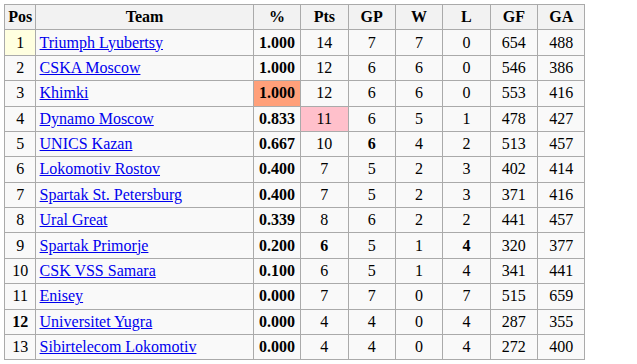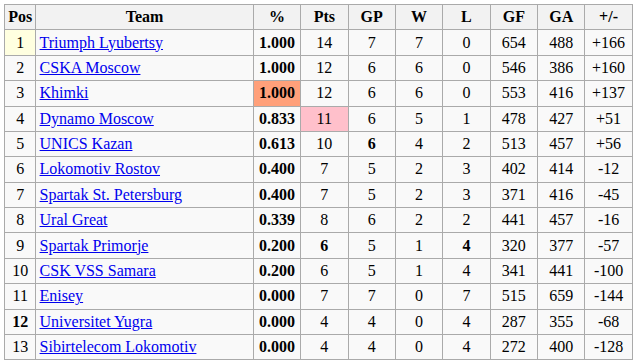+ column: (609, 17)
(277, 144) 0.667 -> (277, 144) 0.613
(277, 270) 0.100 -> (277, 270) 0.200
